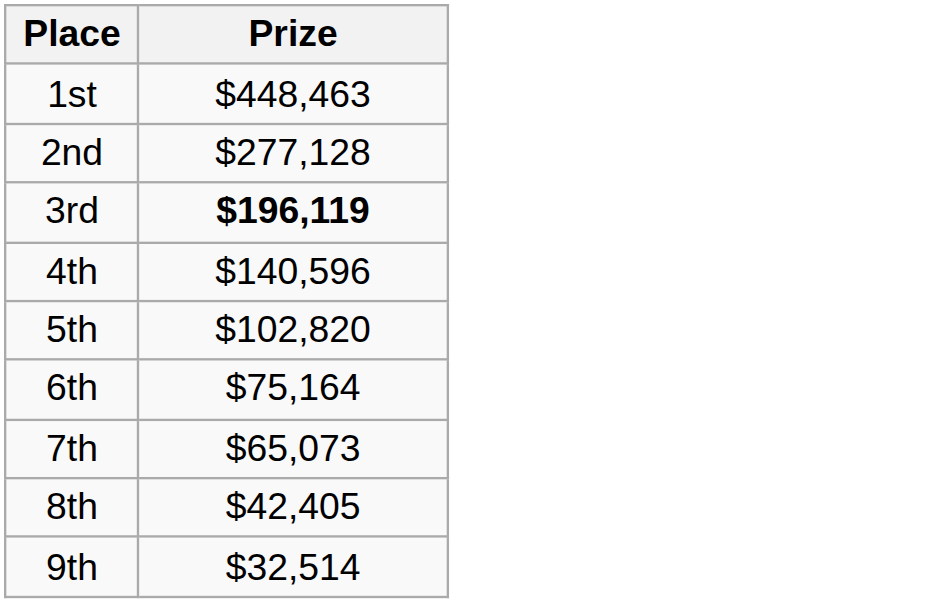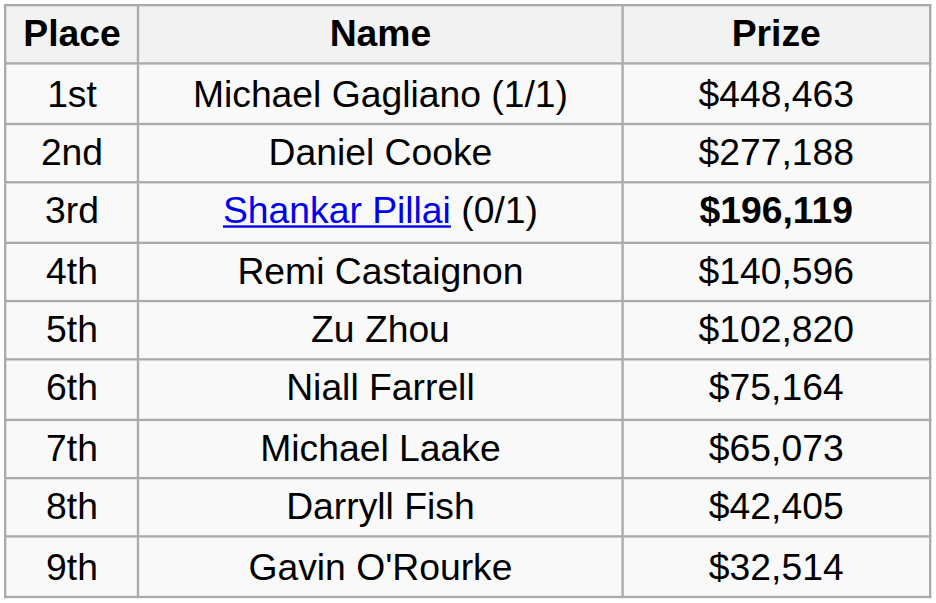+ column: (380, 34)
(293, 152) $277,128 -> (776, 152) $277,188
